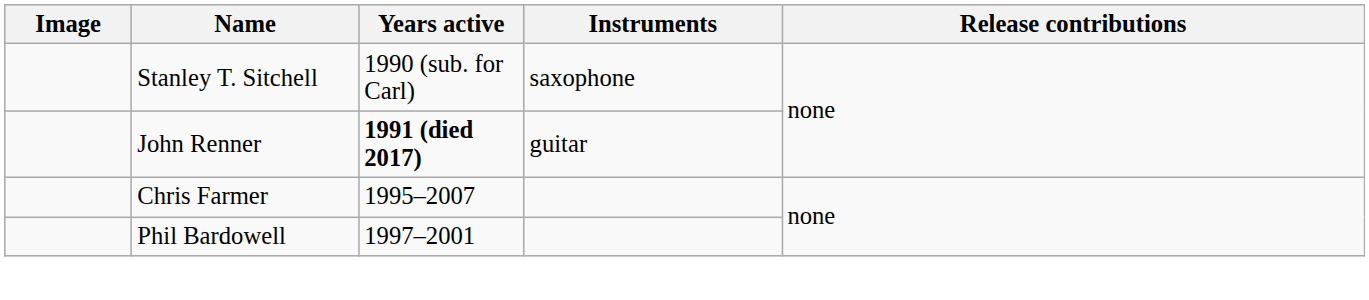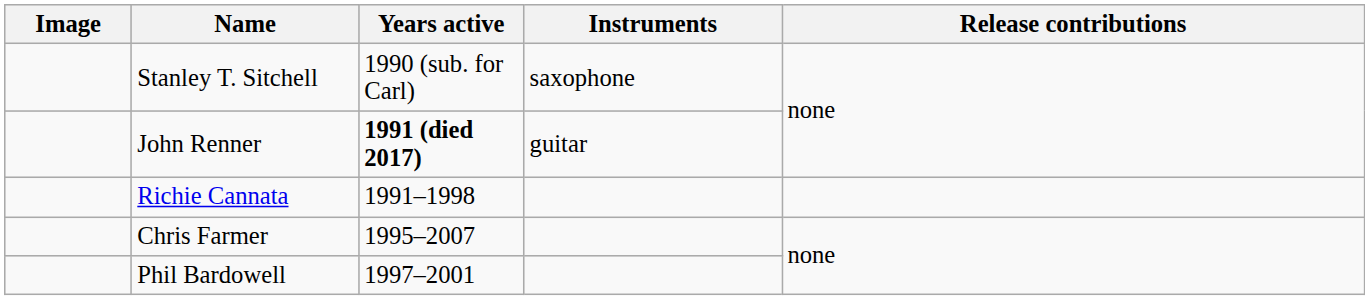+ row: (213, 196)
